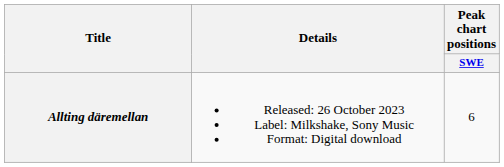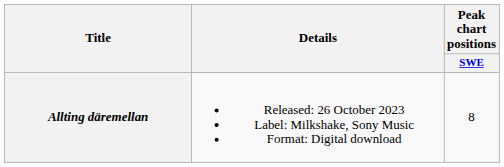(472, 117) 6 -> (472, 117) 8
